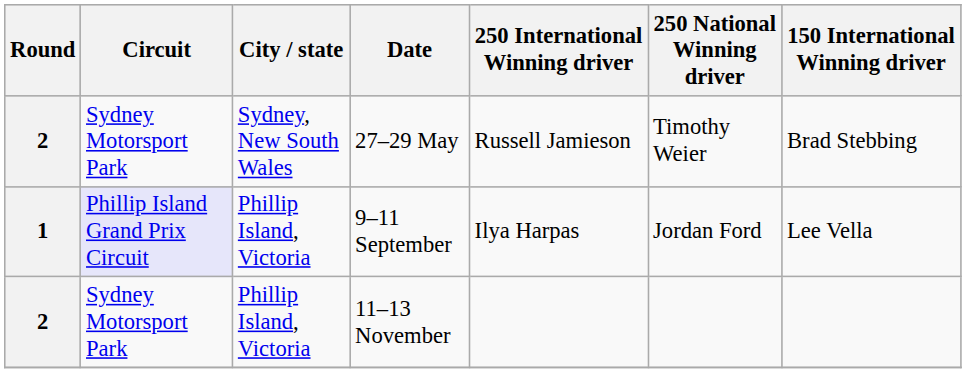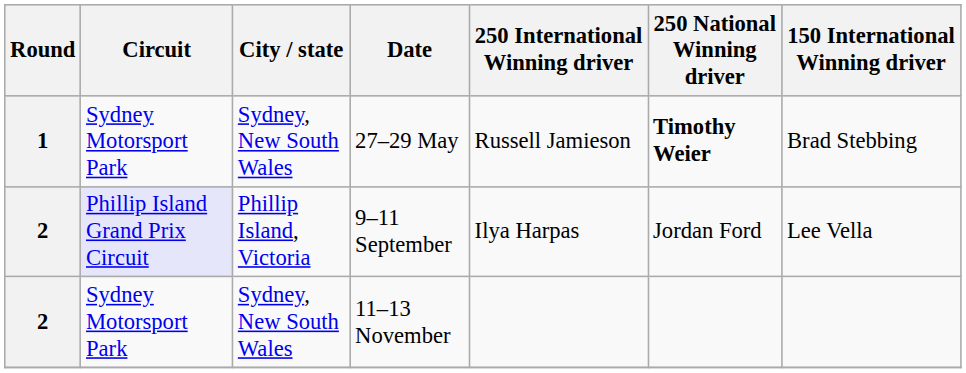(43, 140) 2 -> (43, 140) 1
(692, 140) normal -> (694, 140) bold
(43, 231) 1 -> (43, 231) 2
(274, 322) Phillip Island, Victoria -> (288, 322) Sydney, New South Wales
